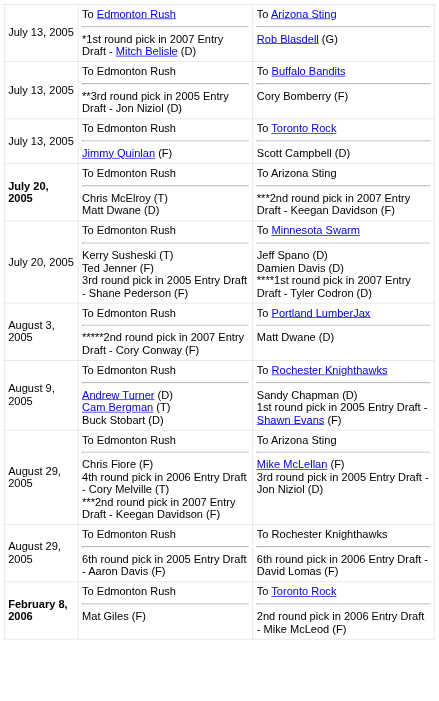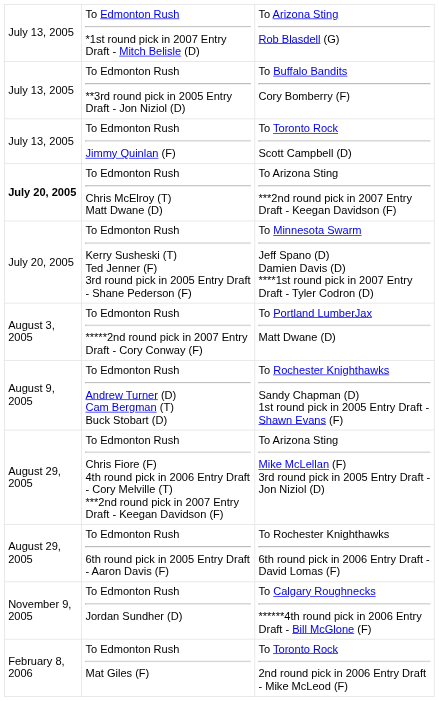+ row: (168, 604)
(38, 610) bold -> (36, 667) normal
